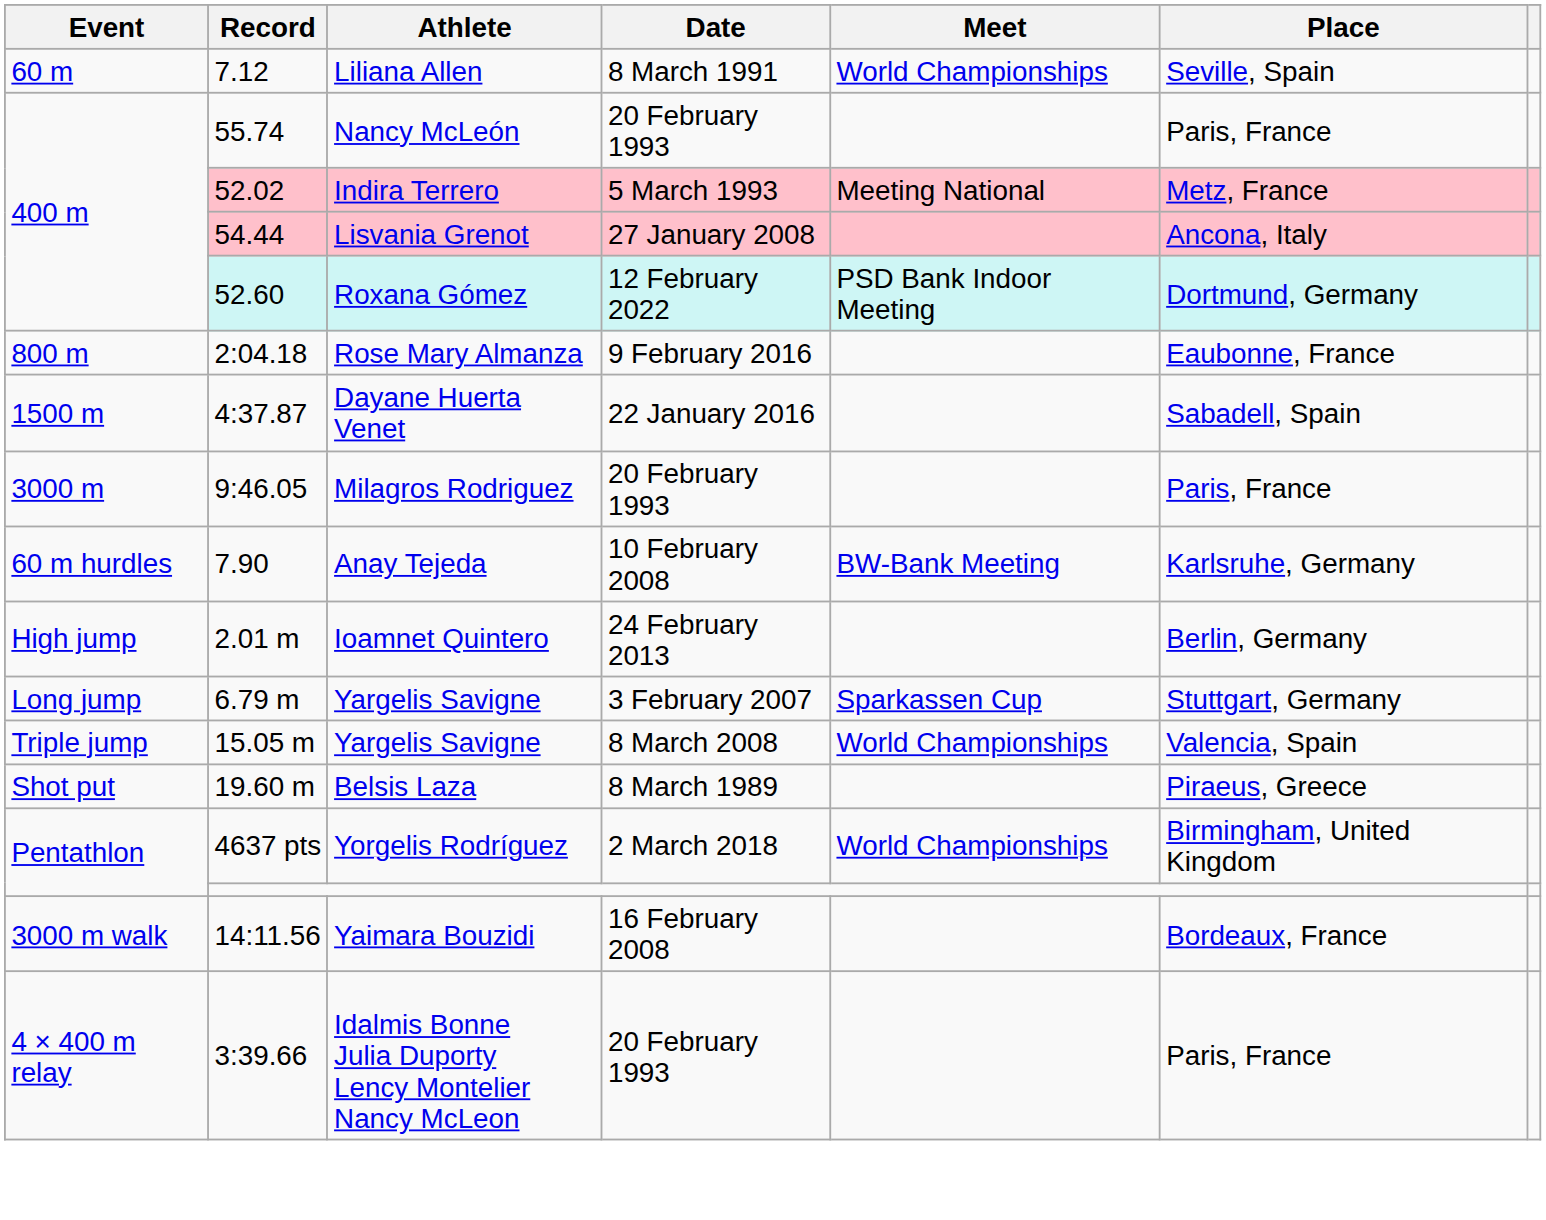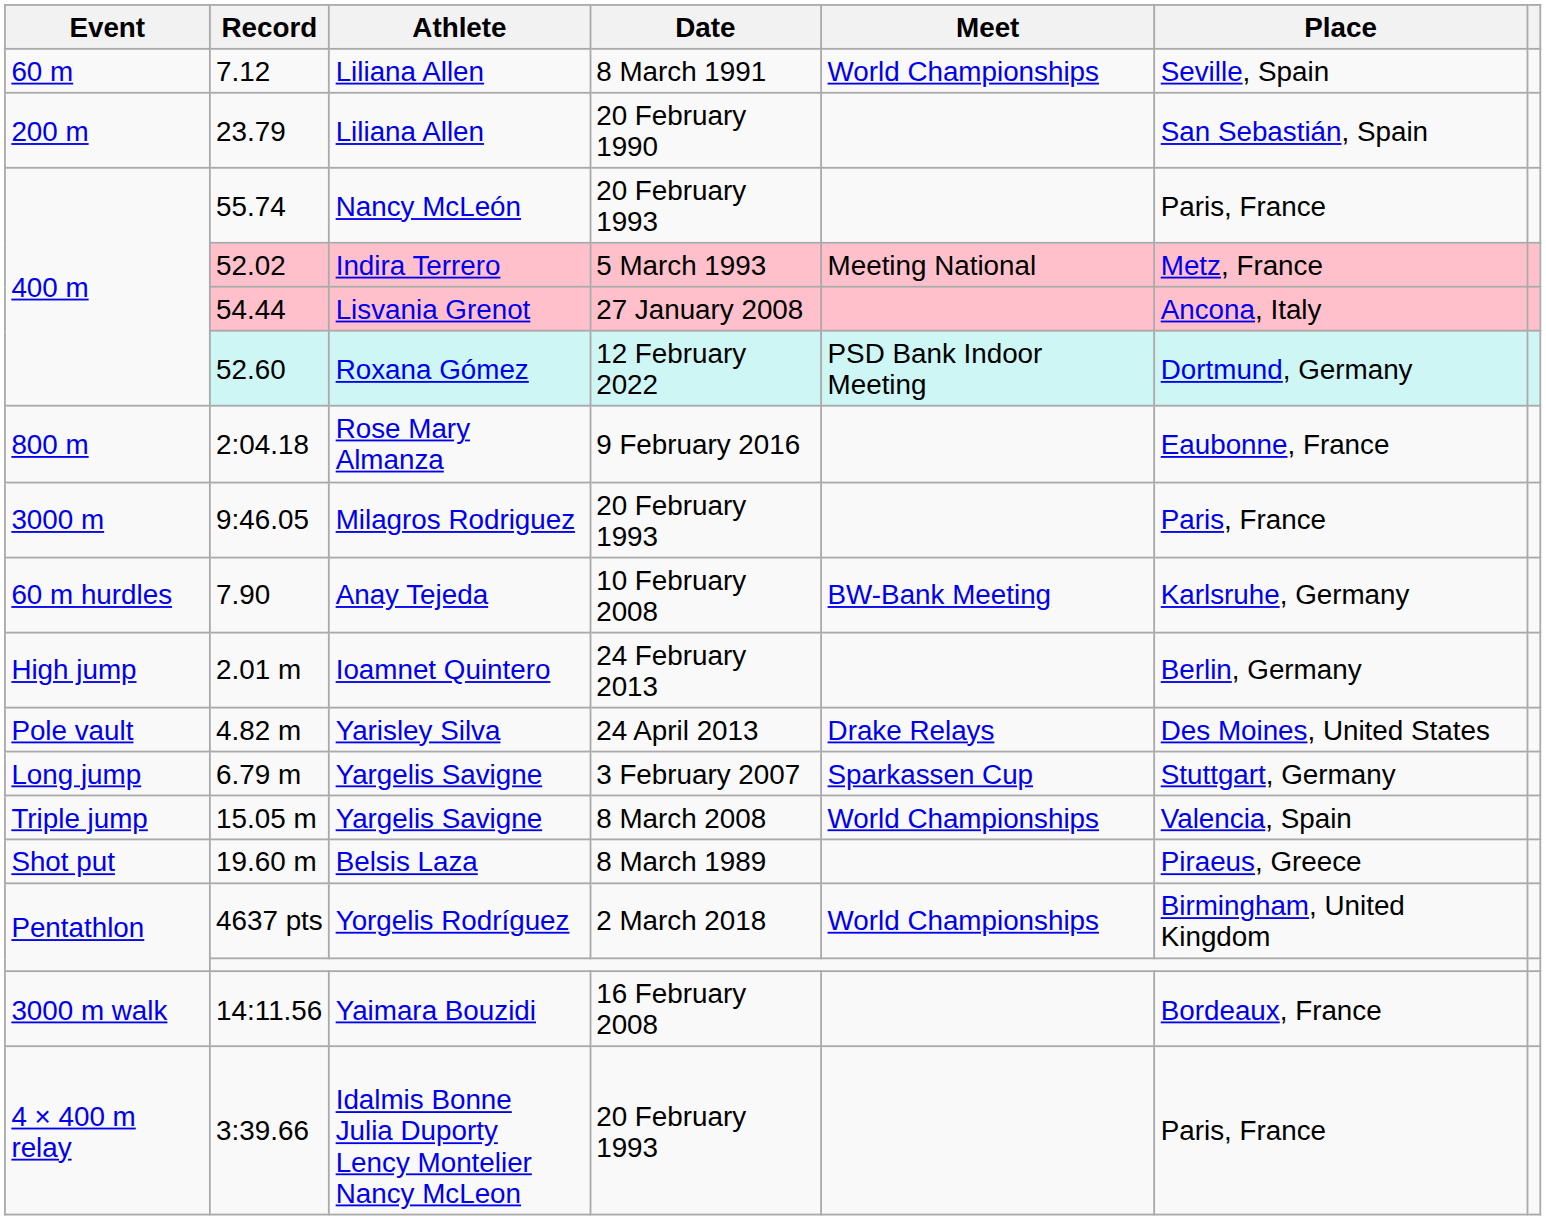+ row: (251, 131)
- row: (261, 413)
+ row: (259, 729)
